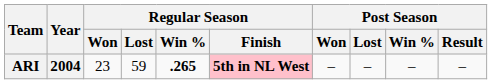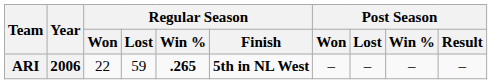(65, 66) 2004 -> (65, 66) 2006
(102, 66) 23 -> (102, 66) 22
(261, 66) pink background -> (261, 66) no background
